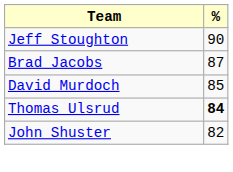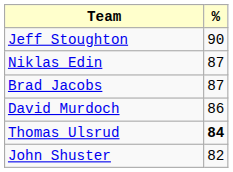+ row: (55, 63)
(216, 86) 85 -> (216, 109) 86
